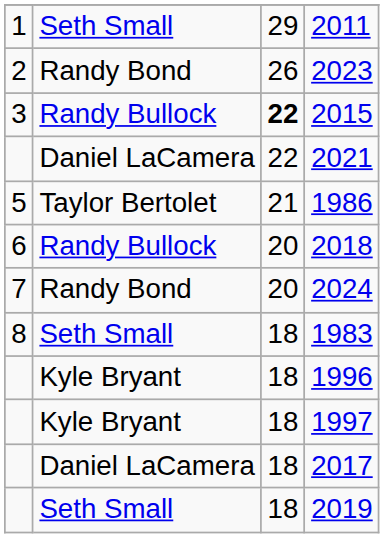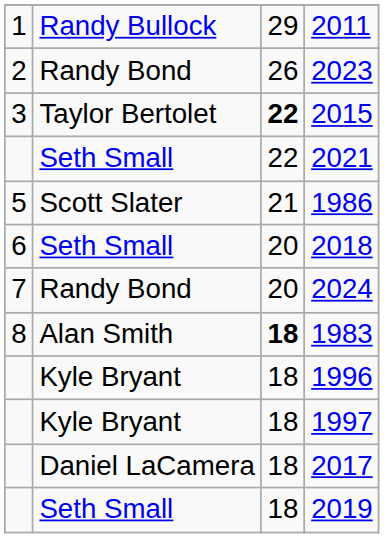(106, 26) Seth Small -> (128, 26) Randy Bullock
(128, 114) Randy Bullock -> (128, 114) Taylor Bertolet
(147, 158) Daniel LaCamera -> (106, 158) Seth Small
(128, 202) Taylor Bertolet -> (111, 202) Scott Slater
(128, 245) Randy Bullock -> (106, 245) Seth Small
(106, 333) Seth Small -> (106, 333) Alan Smith
(283, 333) normal -> (283, 333) bold
